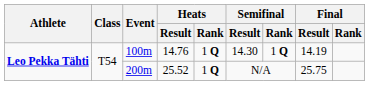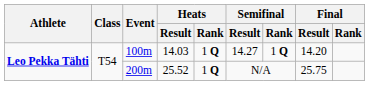(176, 52) 14.76 -> (176, 52) 14.03
(245, 52) 14.30 -> (245, 52) 14.27
(314, 52) 14.19 -> (314, 52) 14.20
